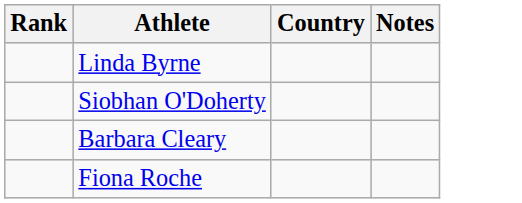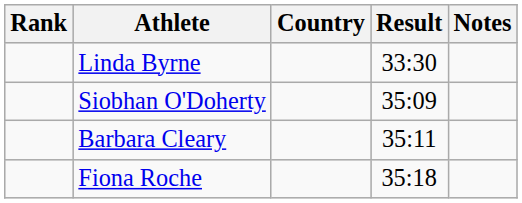+ column: (409, 23)
